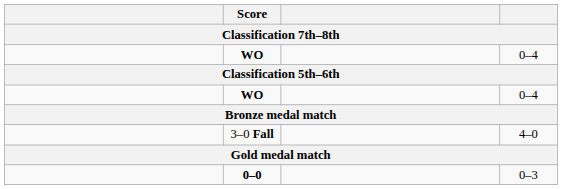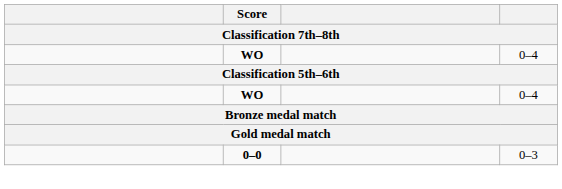- row: (252, 134)
